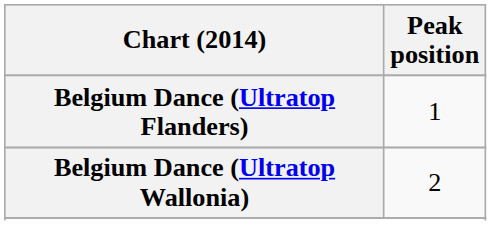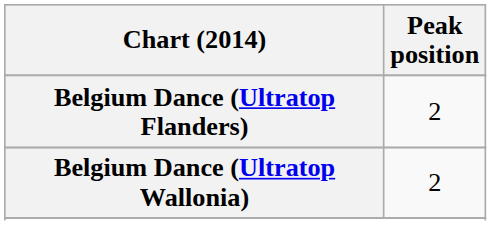(435, 111) 1 -> (435, 111) 2
